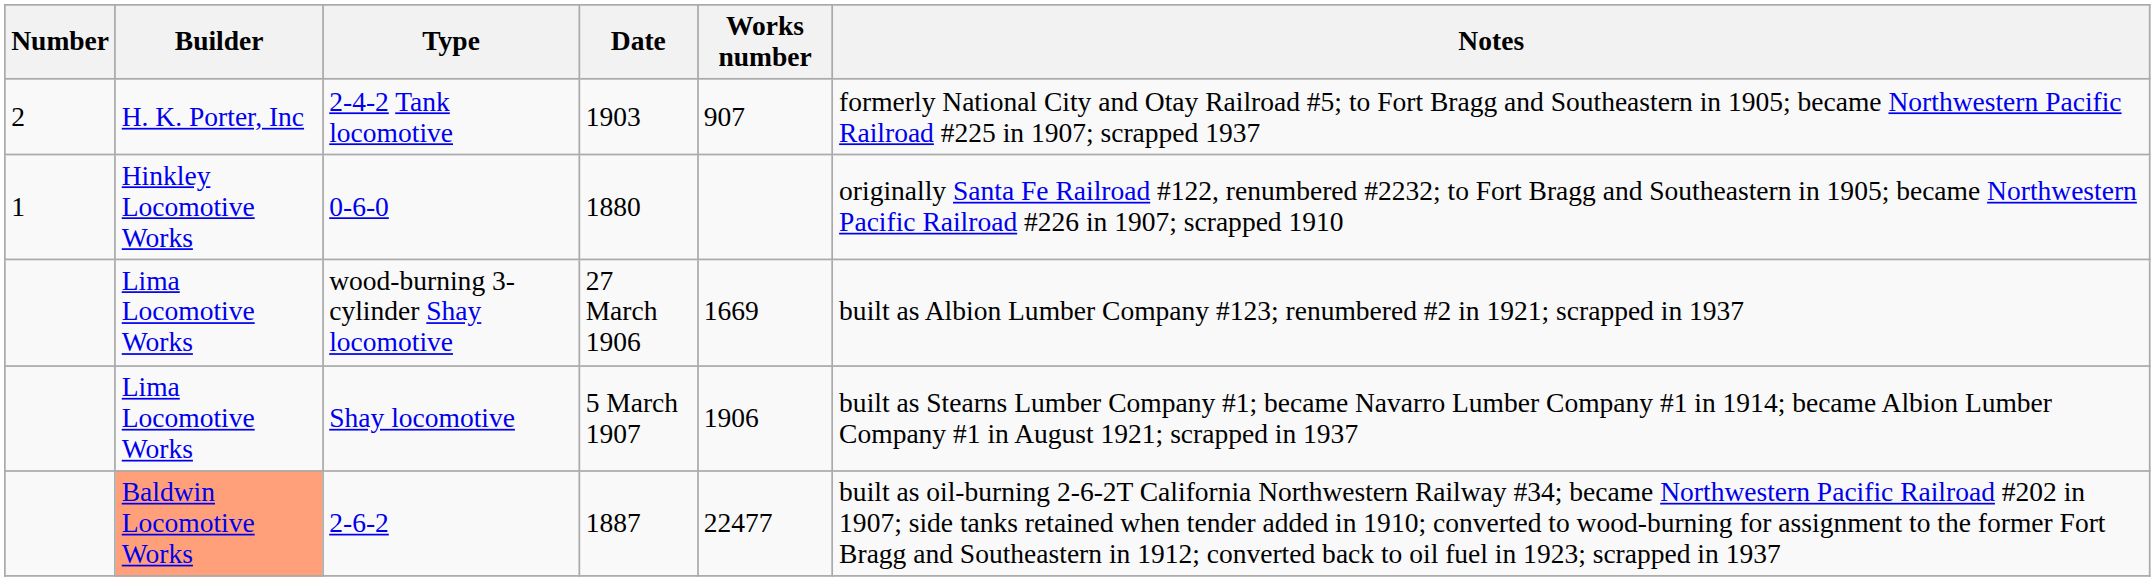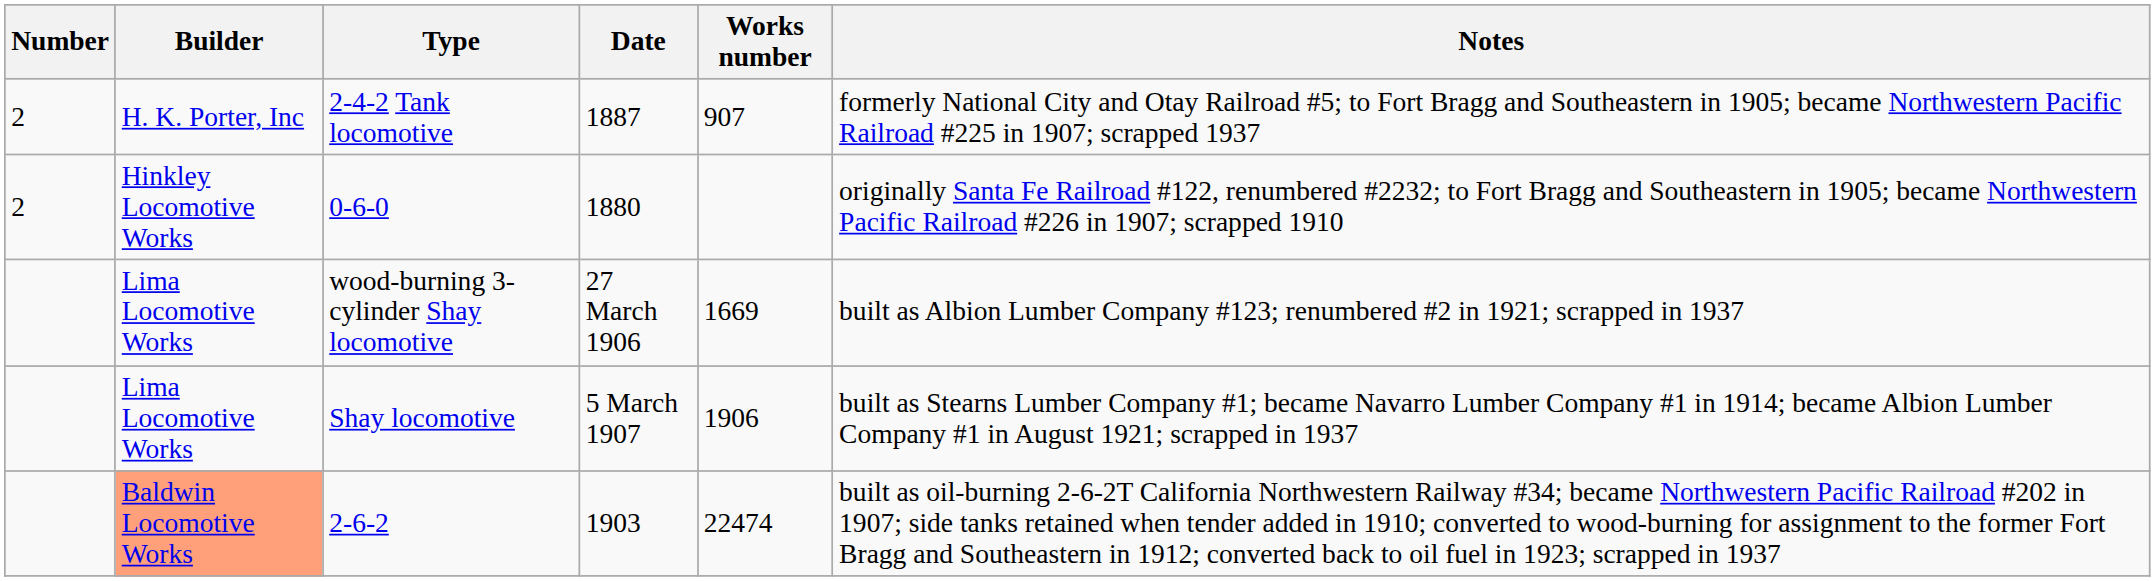(613, 116) 1903 -> (613, 116) 1887
(18, 206) 1 -> (18, 206) 2
(613, 523) 1887 -> (613, 523) 1903
(738, 523) 22477 -> (738, 523) 22474
